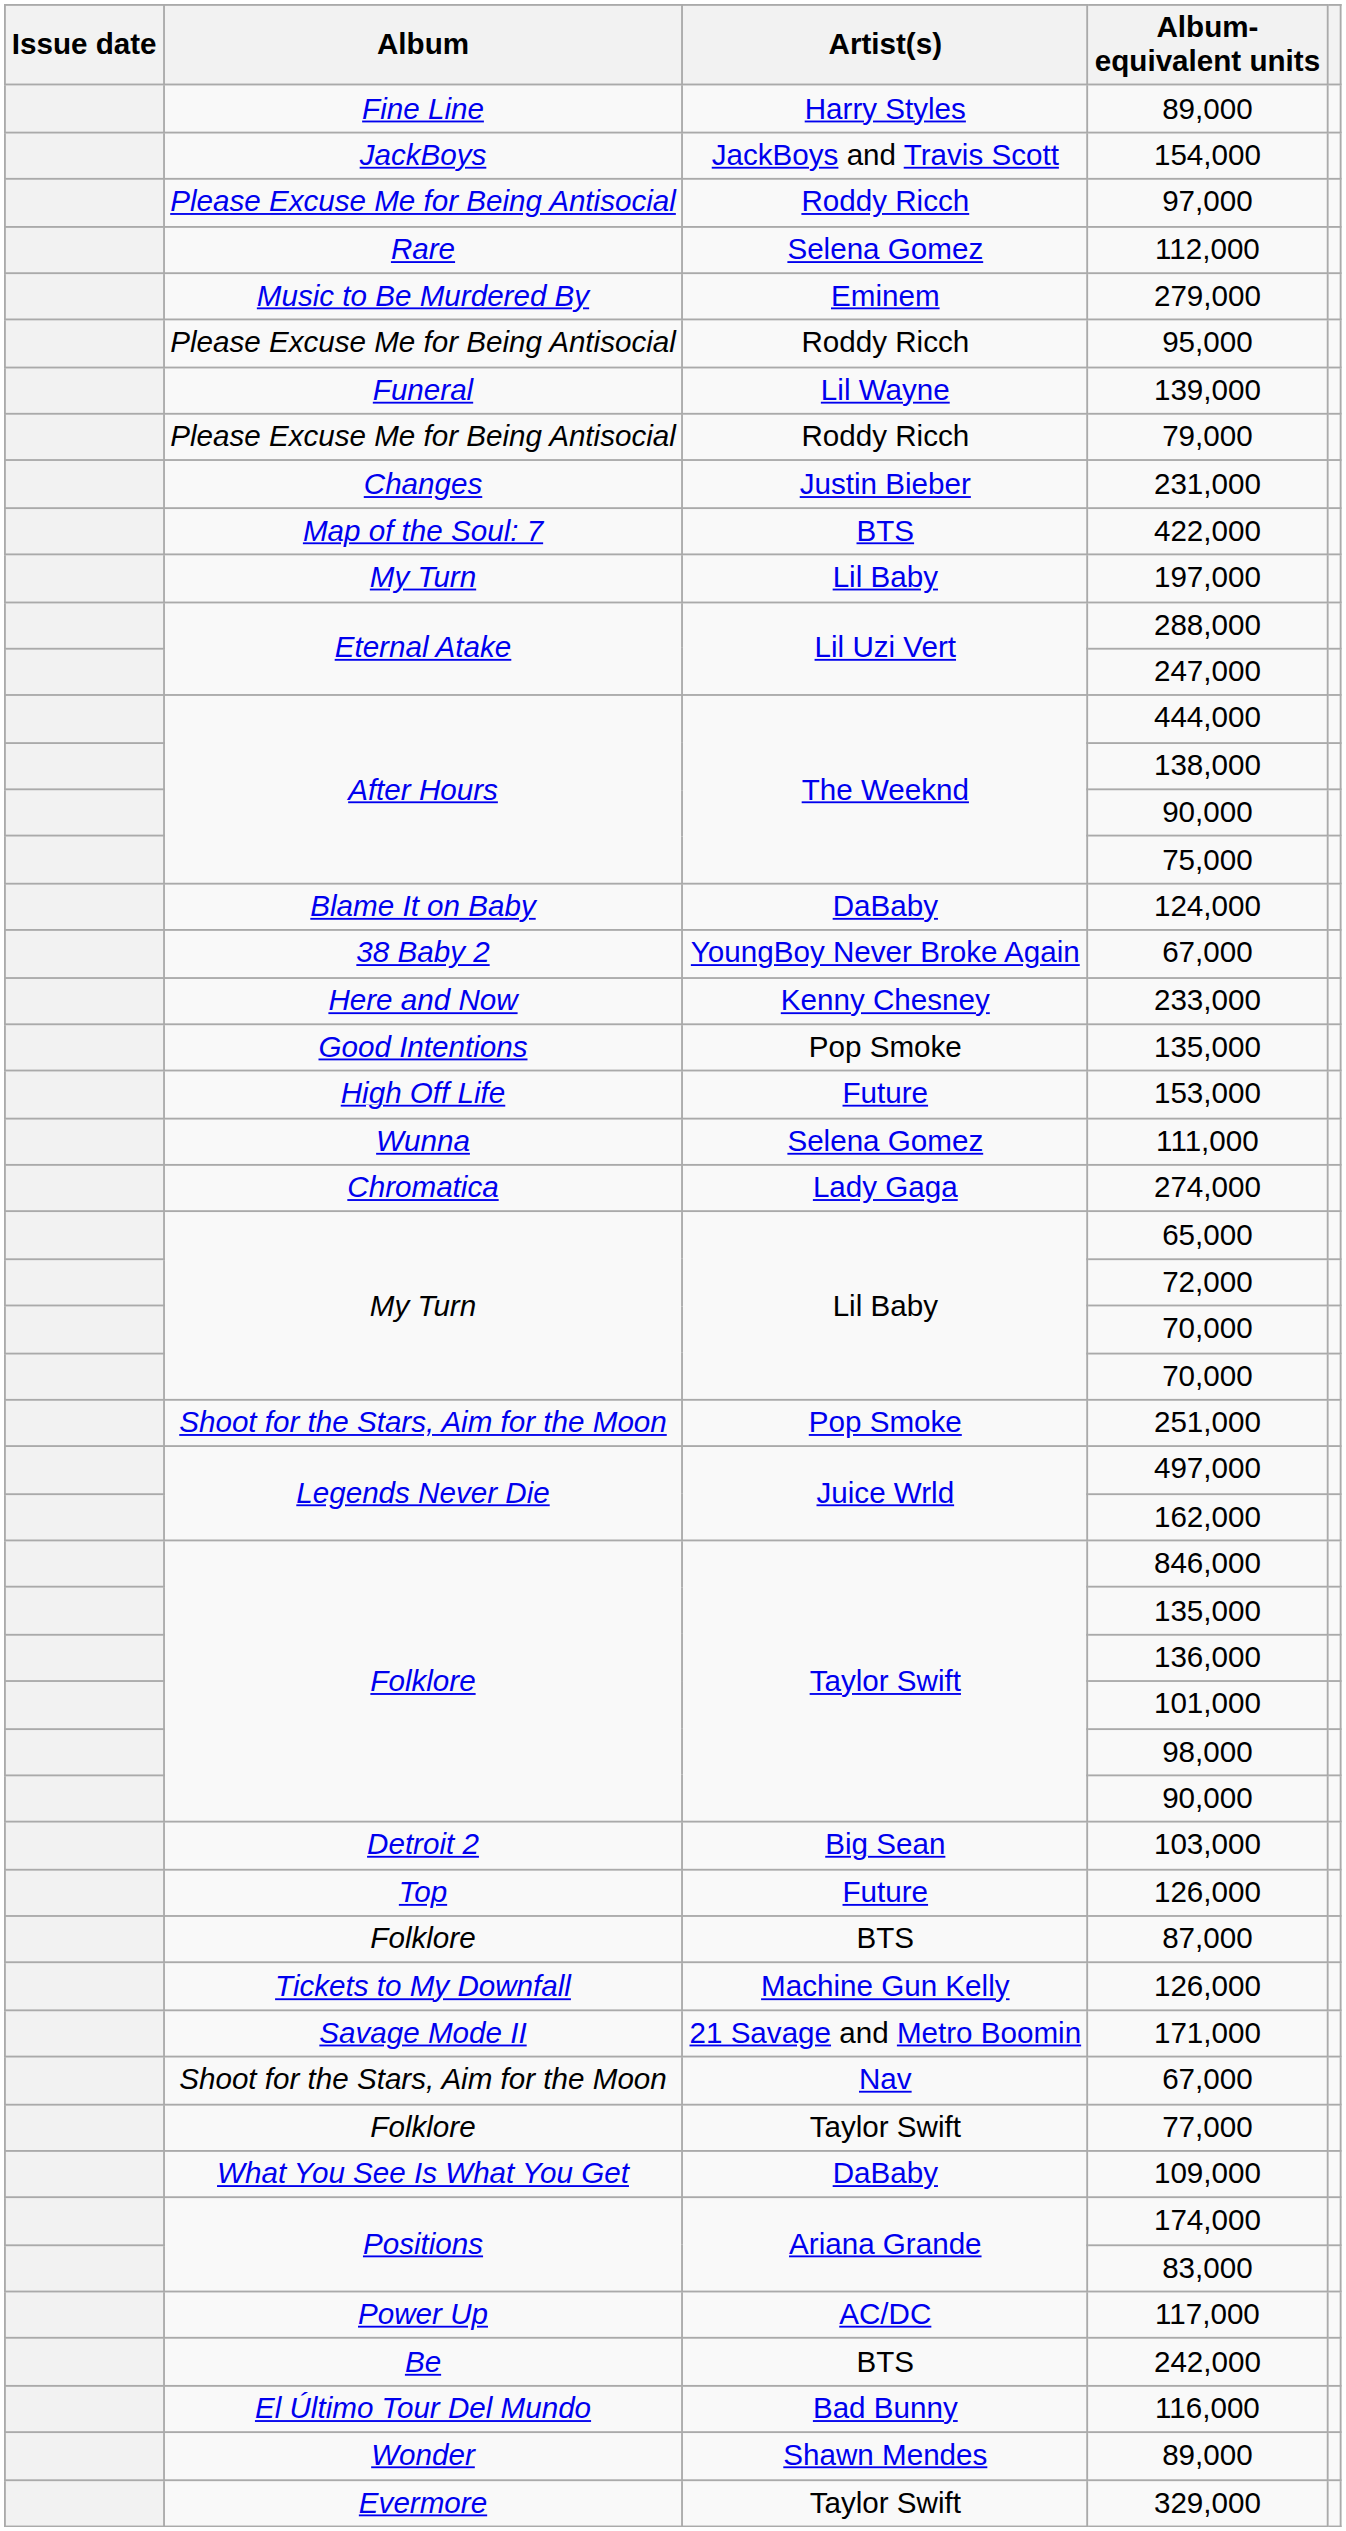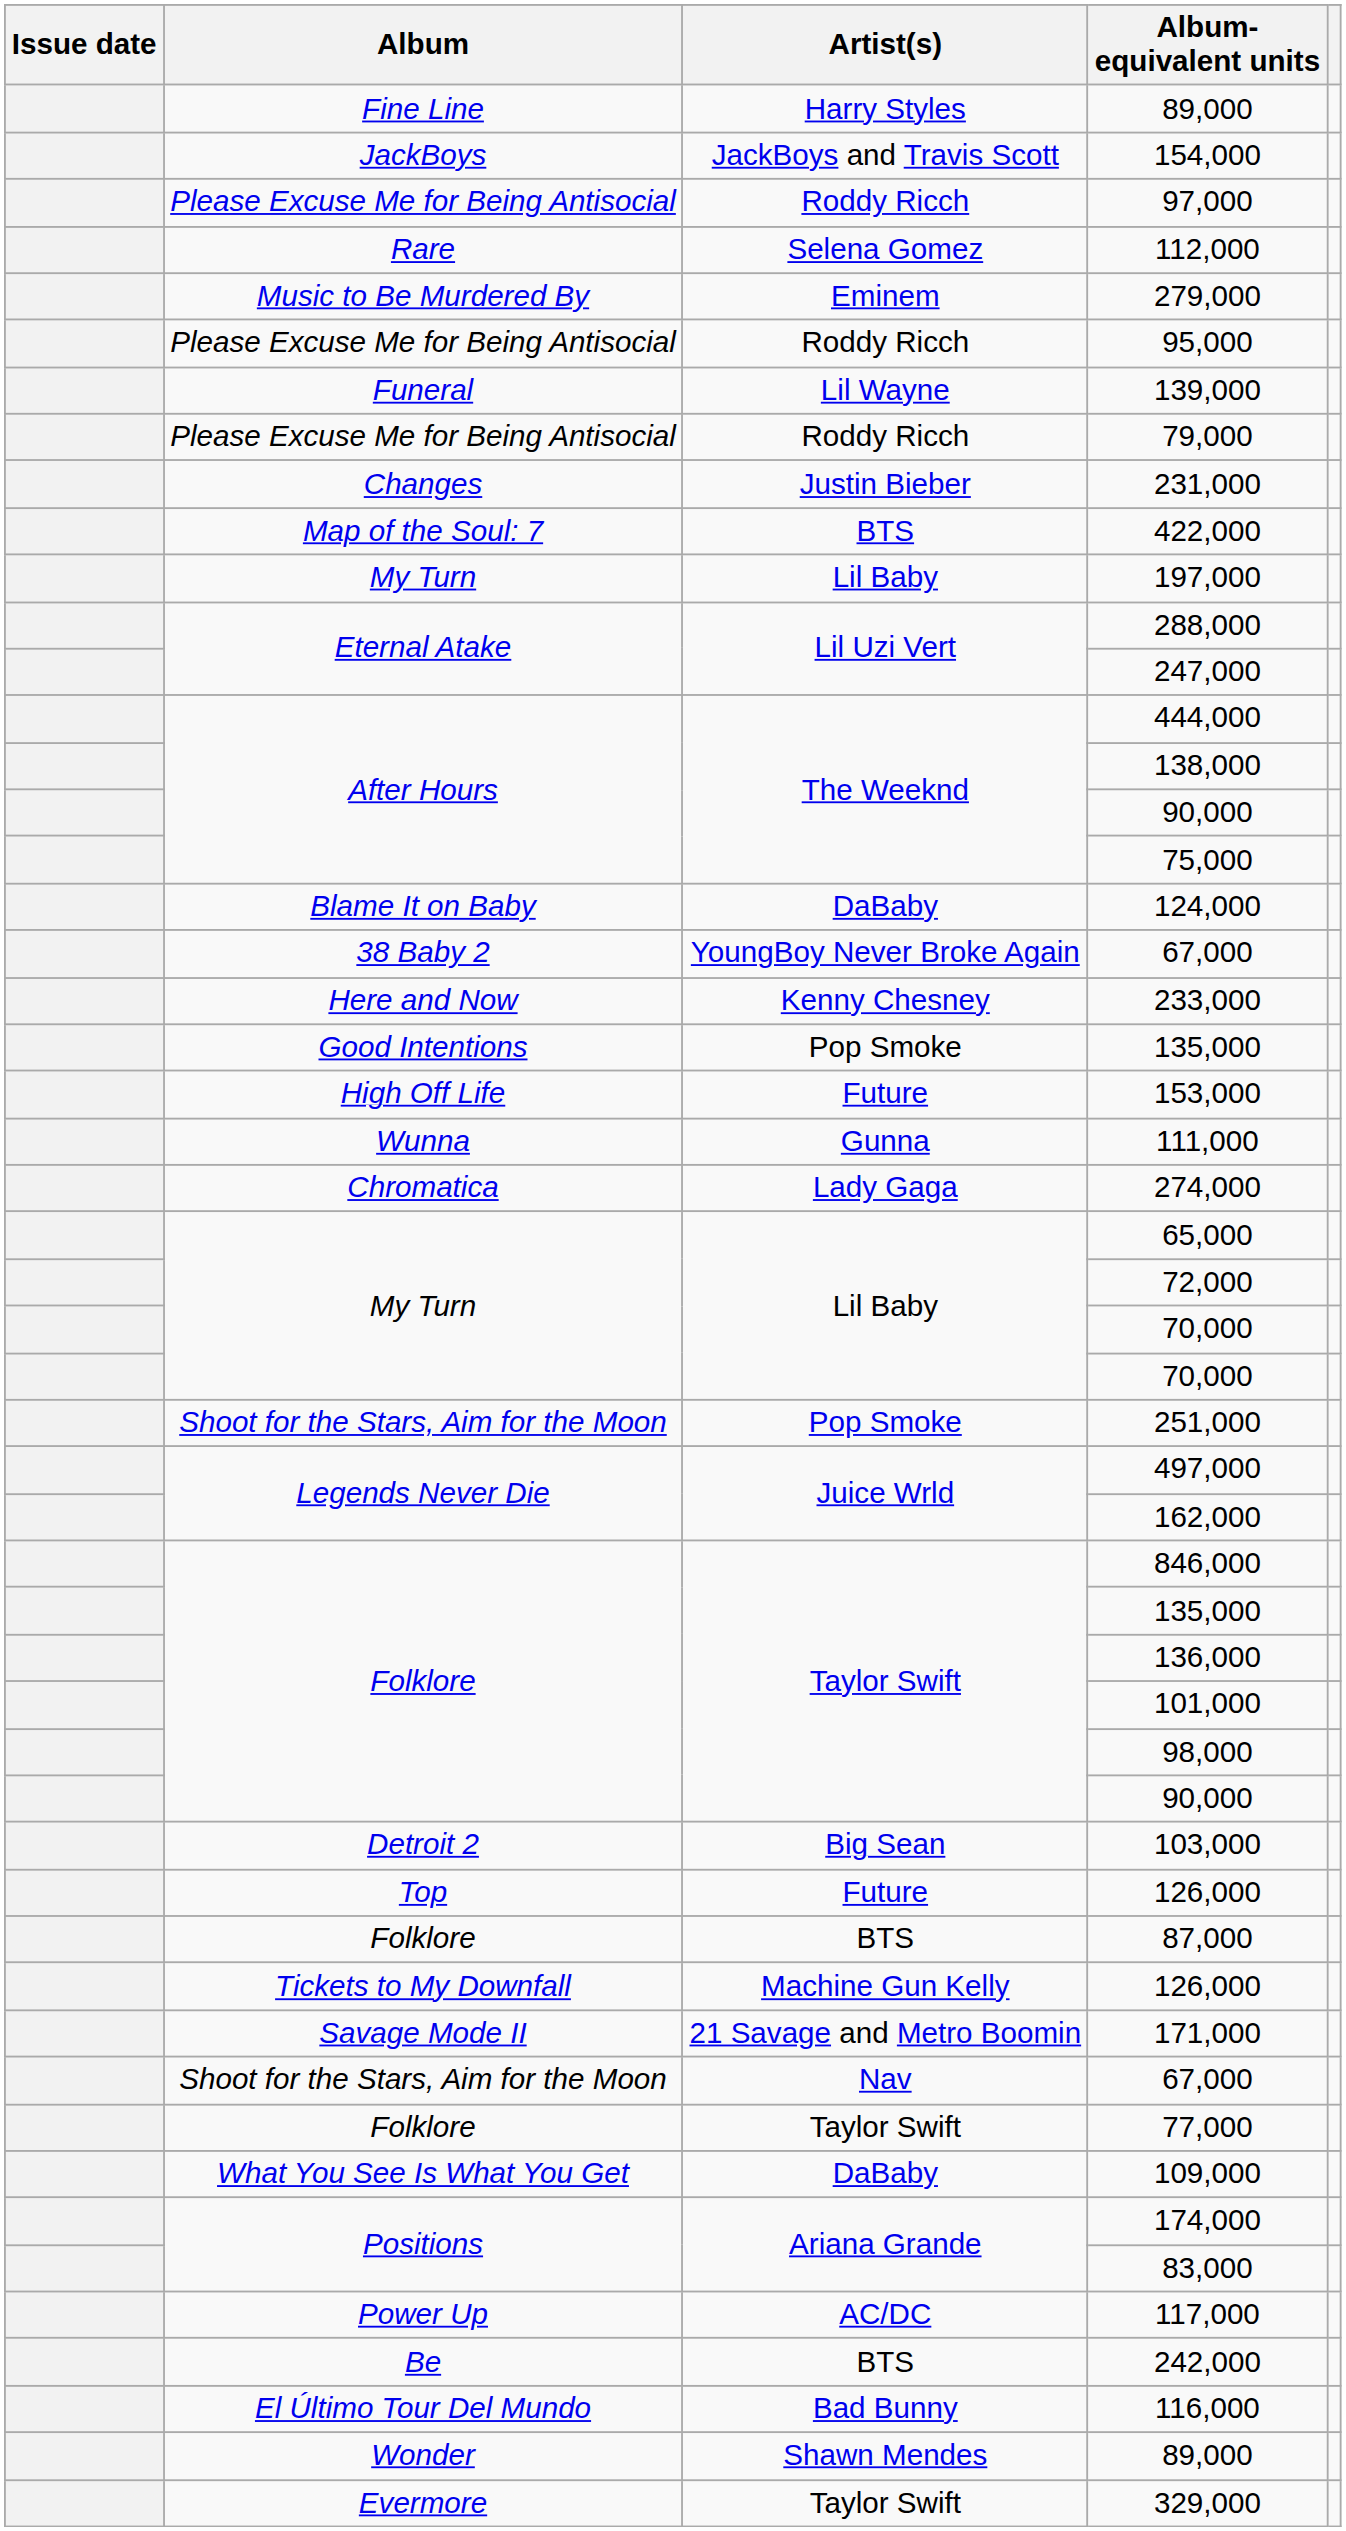(885, 1140) Selena Gomez -> (885, 1140) Gunna
